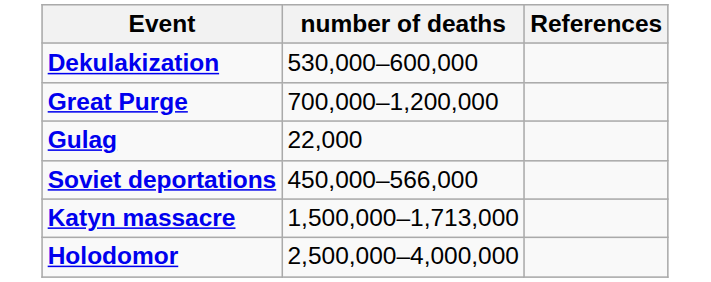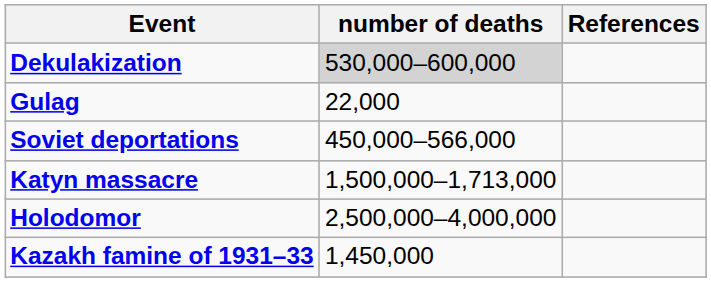(383, 62) no background -> (420, 62) lightgrey background
- row: (118, 101)
+ row: (162, 256)
